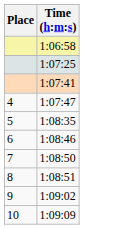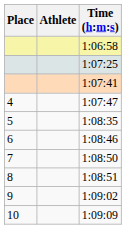+ column: (58, 20)
